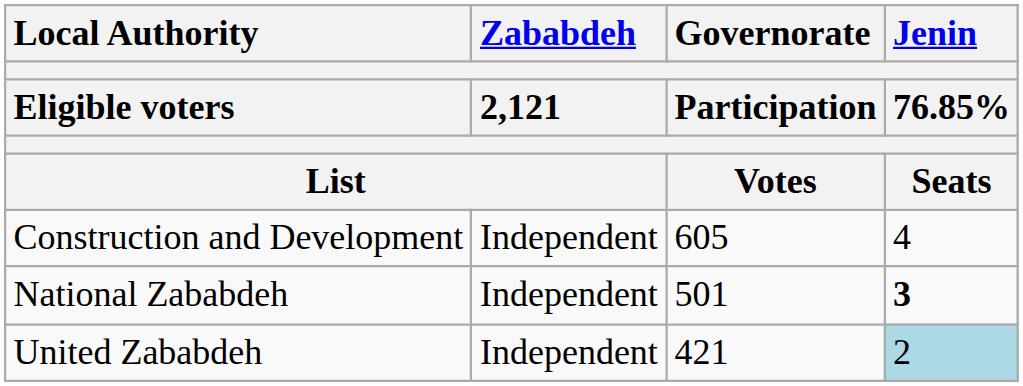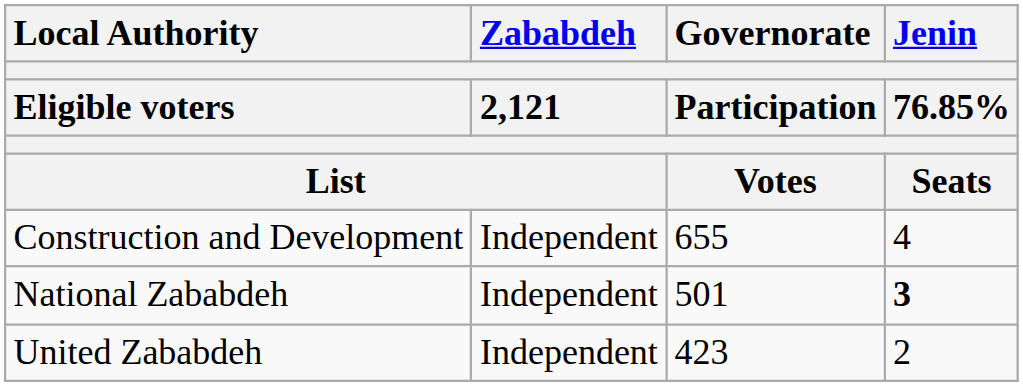(701, 237) 605 -> (701, 237) 655
(701, 351) 421 -> (701, 351) 423
(902, 351) lightblue background -> (902, 351) no background
